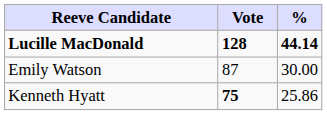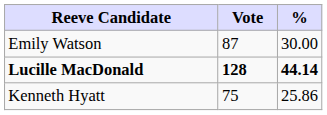rows swapped: (76, 43) <-> (55, 69)
(230, 95) bold -> (230, 95) normal
